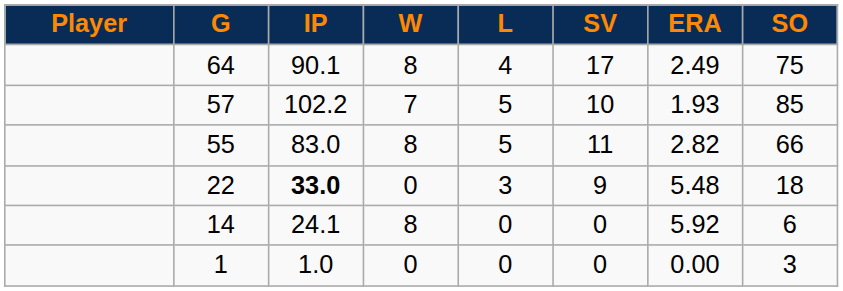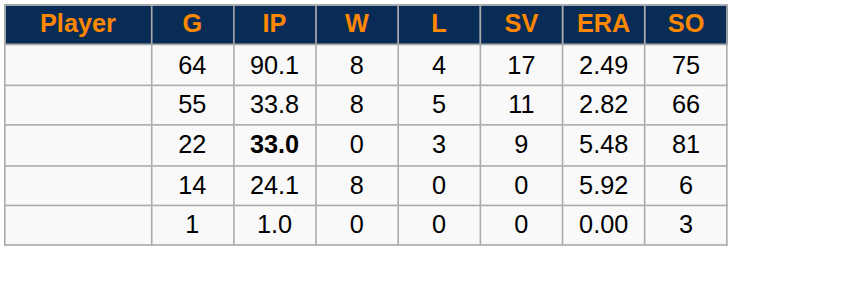- row: (221, 104)
(316, 144) 83.0 -> (275, 104) 33.8
(790, 184) 18 -> (686, 144) 81
